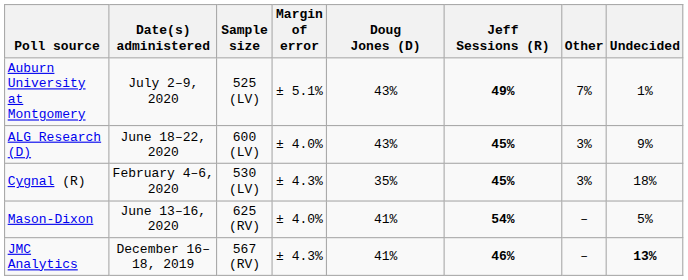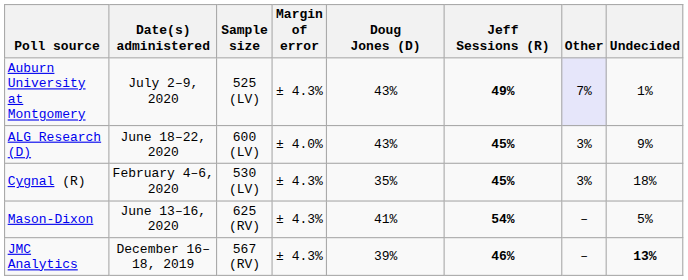(299, 91) ± 5.1% -> (299, 91) ± 4.3%
(584, 91) no background -> (584, 91) lavender background
(299, 219) ± 4.0% -> (299, 219) ± 4.3%
(386, 256) 41% -> (386, 256) 39%
